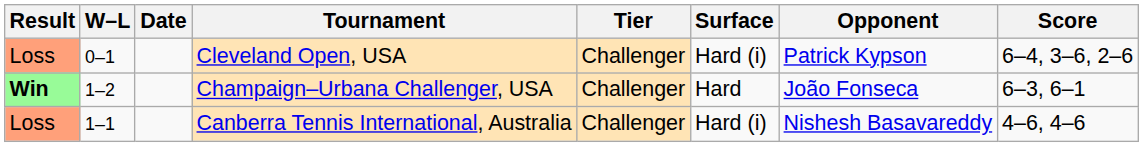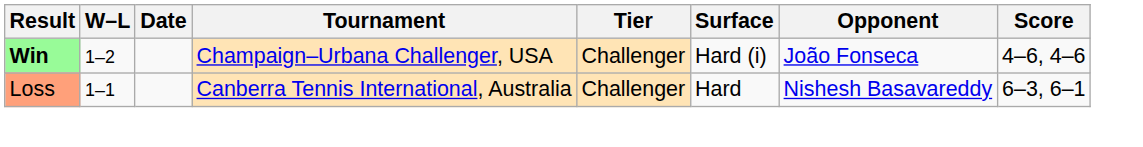- row: (301, 55)
(718, 89) Hard -> (731, 55) Hard (i)
(1044, 89) 6–3, 6–1 -> (1044, 55) 4–6, 4–6
(731, 123) Hard (i) -> (718, 89) Hard
(1044, 123) 4–6, 4–6 -> (1044, 89) 6–3, 6–1
